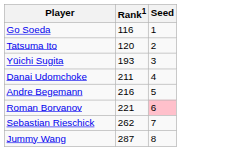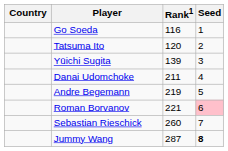+ column: (28, 13)
(126, 61) 193 -> (173, 61) 139
(126, 92) 216 -> (173, 92) 219
(126, 123) 262 -> (173, 123) 260
(153, 138) normal -> (201, 138) bold
